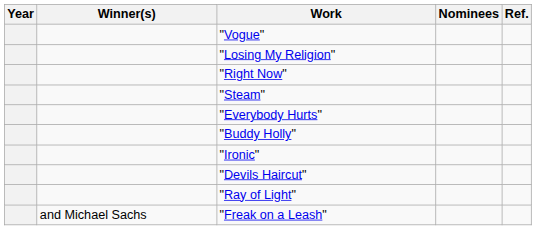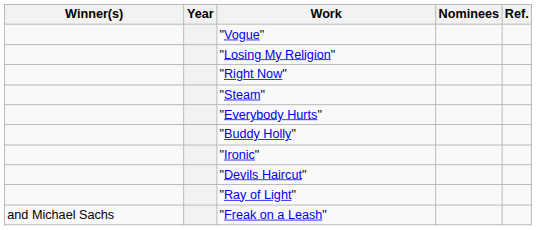columns swapped: (21, 14) <-> (127, 14)
